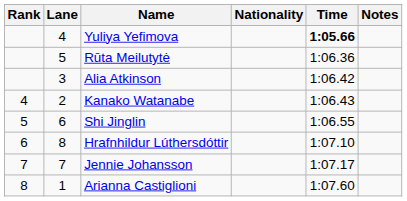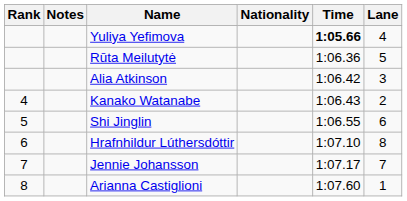columns swapped: (62, 15) <-> (380, 15)
